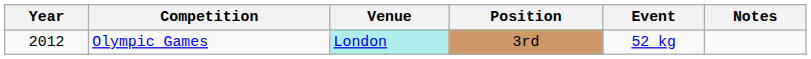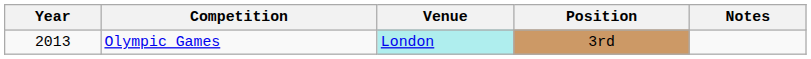- column: (654, 17)
(47, 42) 2012 -> (53, 42) 2013
